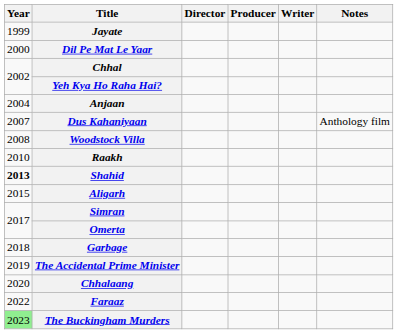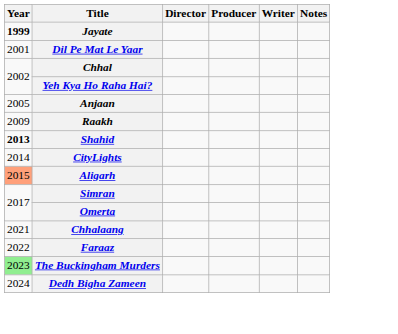(18, 31) normal -> (18, 31) bold
(18, 49) 2000 -> (18, 49) 2001
(18, 103) 2004 -> (18, 103) 2005
- row: (107, 121)
- row: (107, 139)
(18, 157) 2010 -> (18, 121) 2009
+ row: (97, 157)
(18, 193) no background -> (18, 175) lightsalmon background
- row: (107, 247)
- row: (107, 265)
(18, 283) 2020 -> (18, 229) 2021
+ row: (97, 283)
